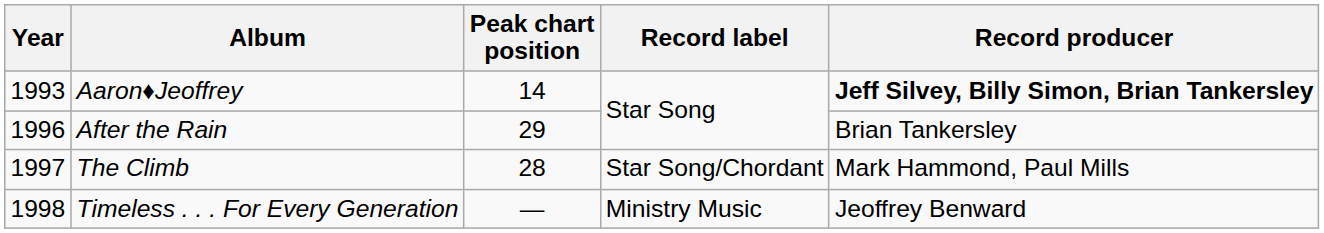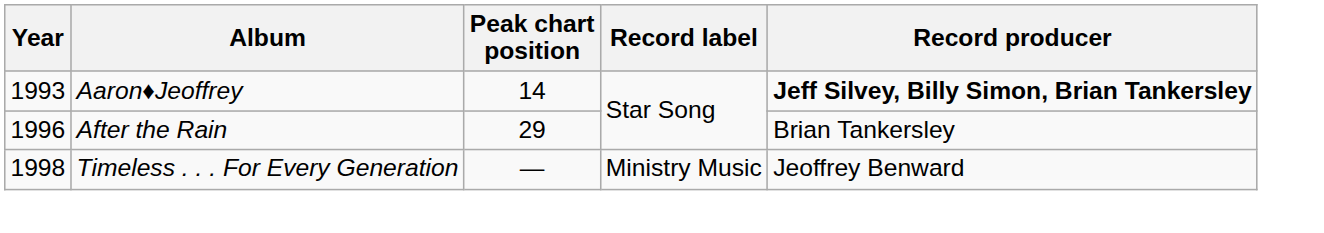- row: (133, 168)
